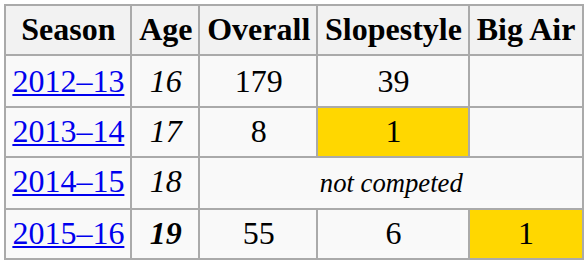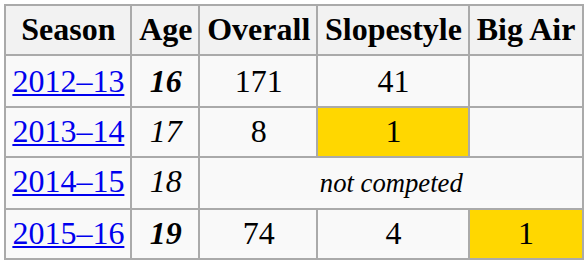(166, 80) normal -> (166, 80) bold
(259, 80) 179 -> (259, 80) 171
(393, 80) 39 -> (393, 80) 41
(259, 232) 55 -> (259, 232) 74
(393, 232) 6 -> (393, 232) 4
